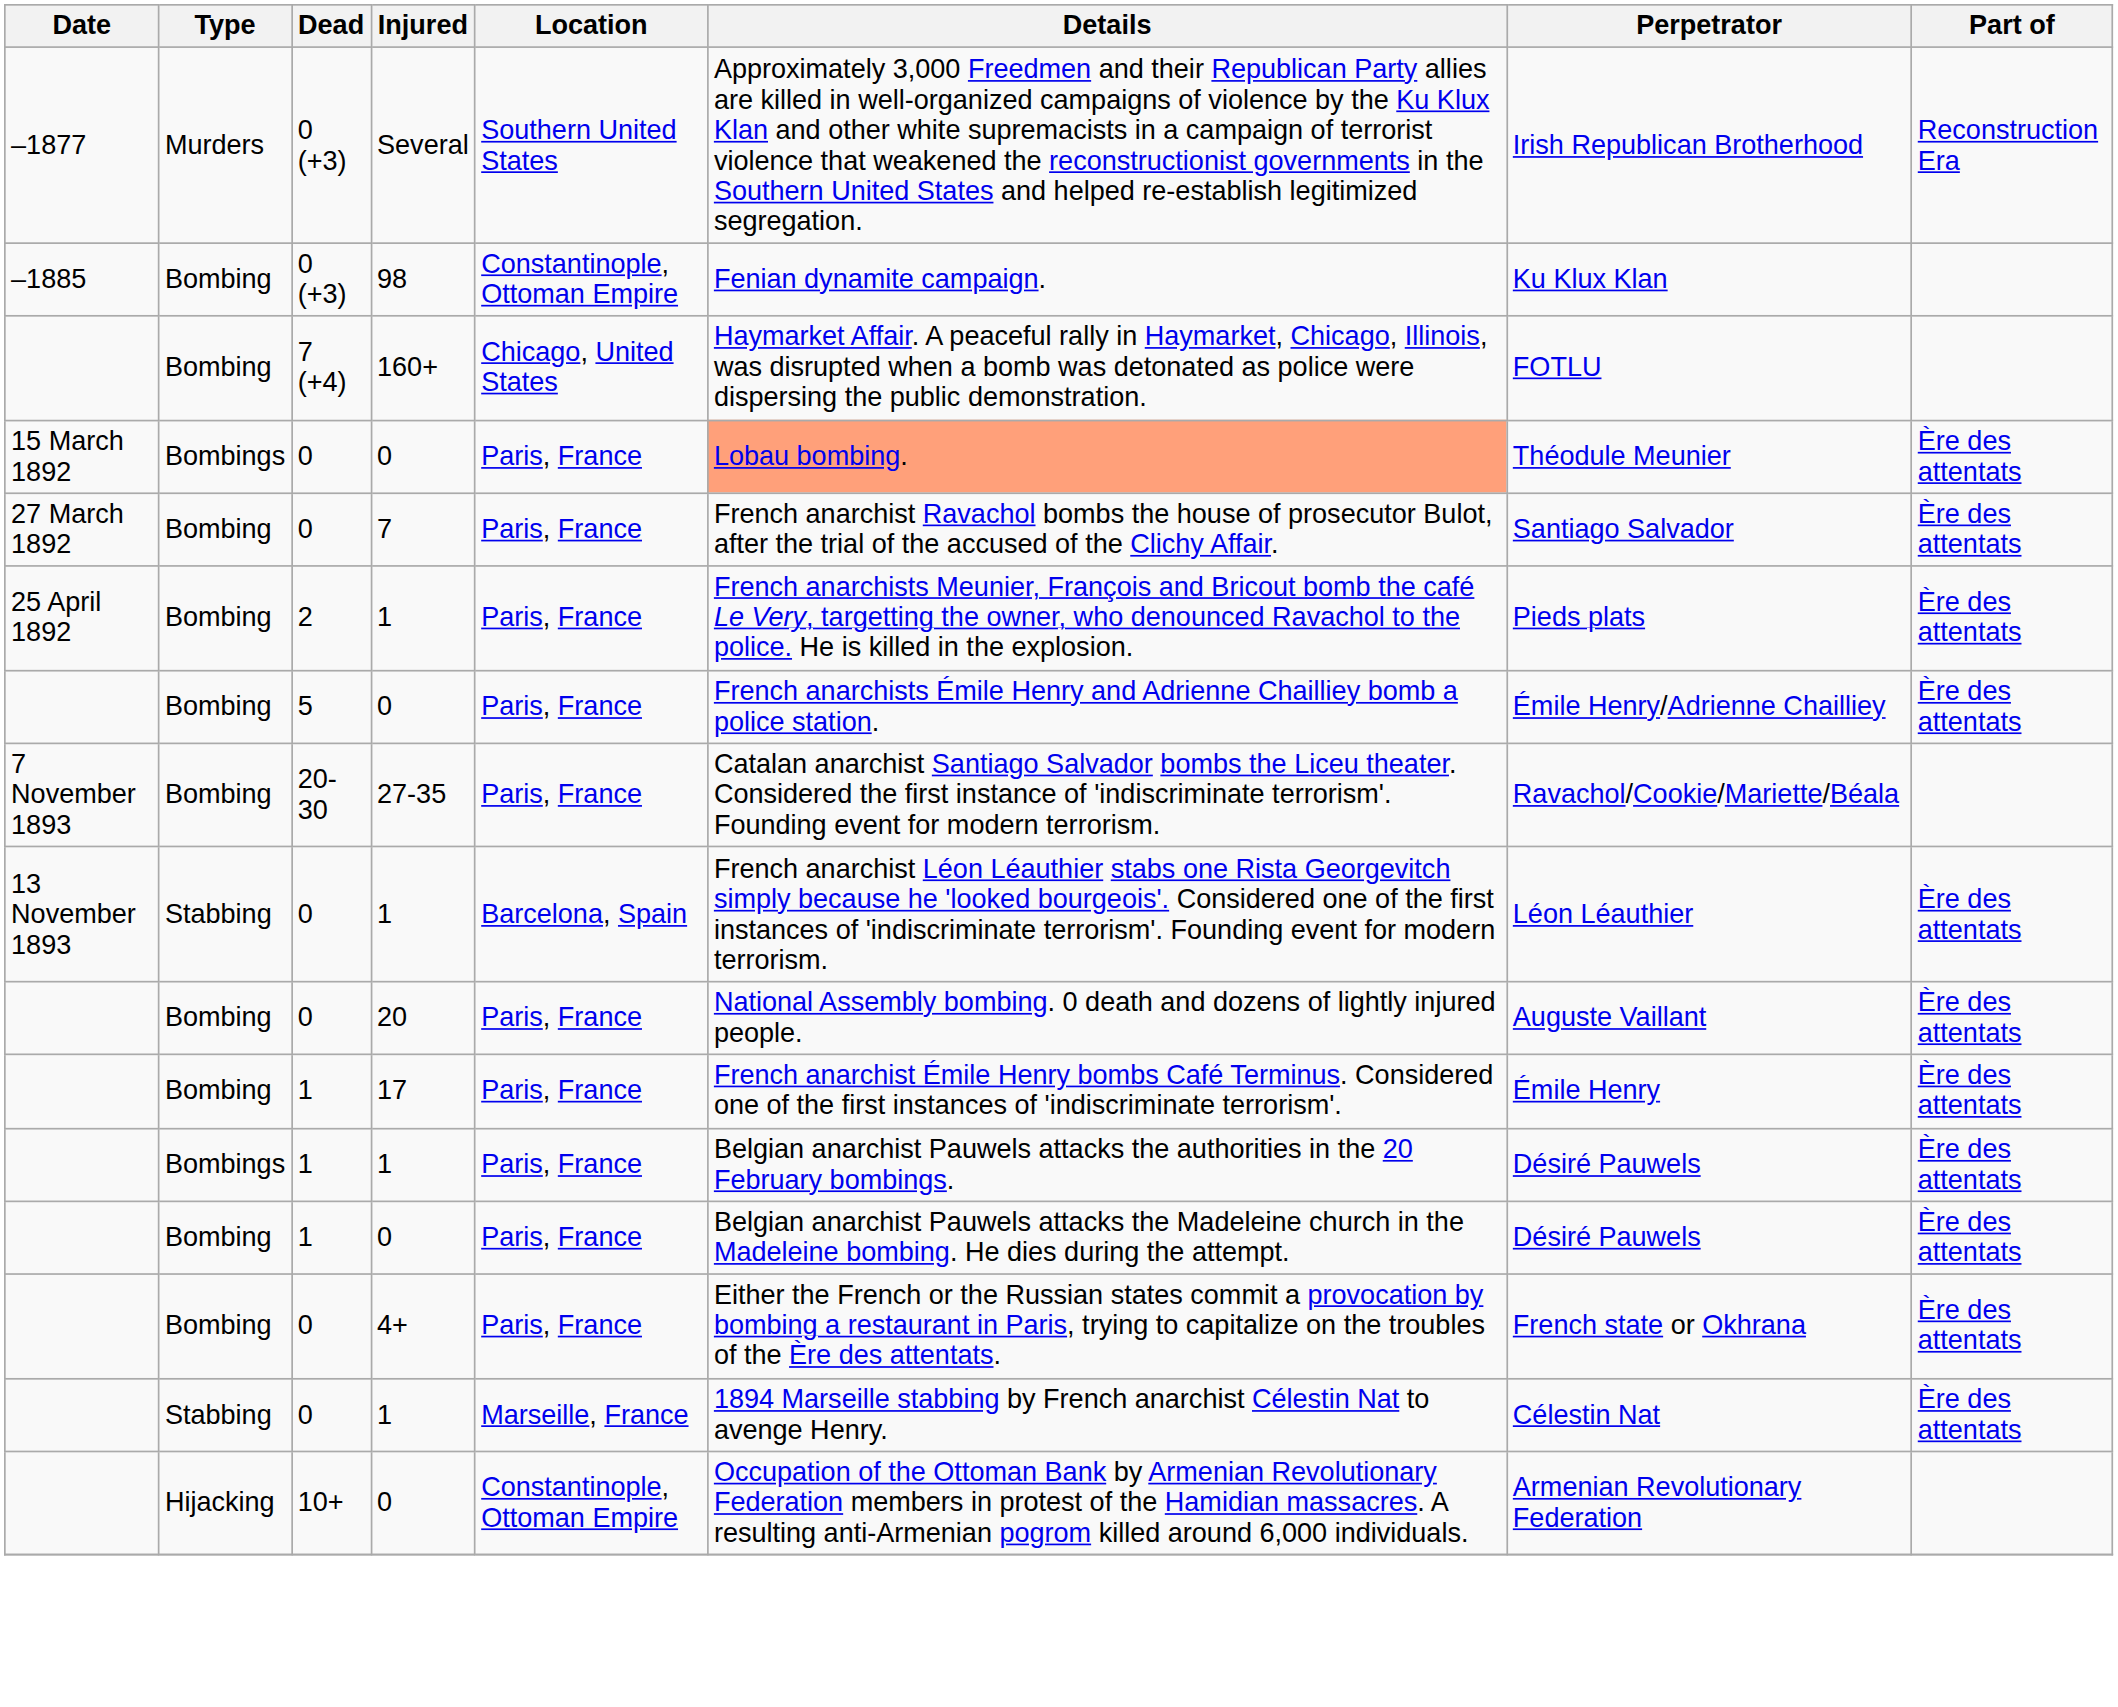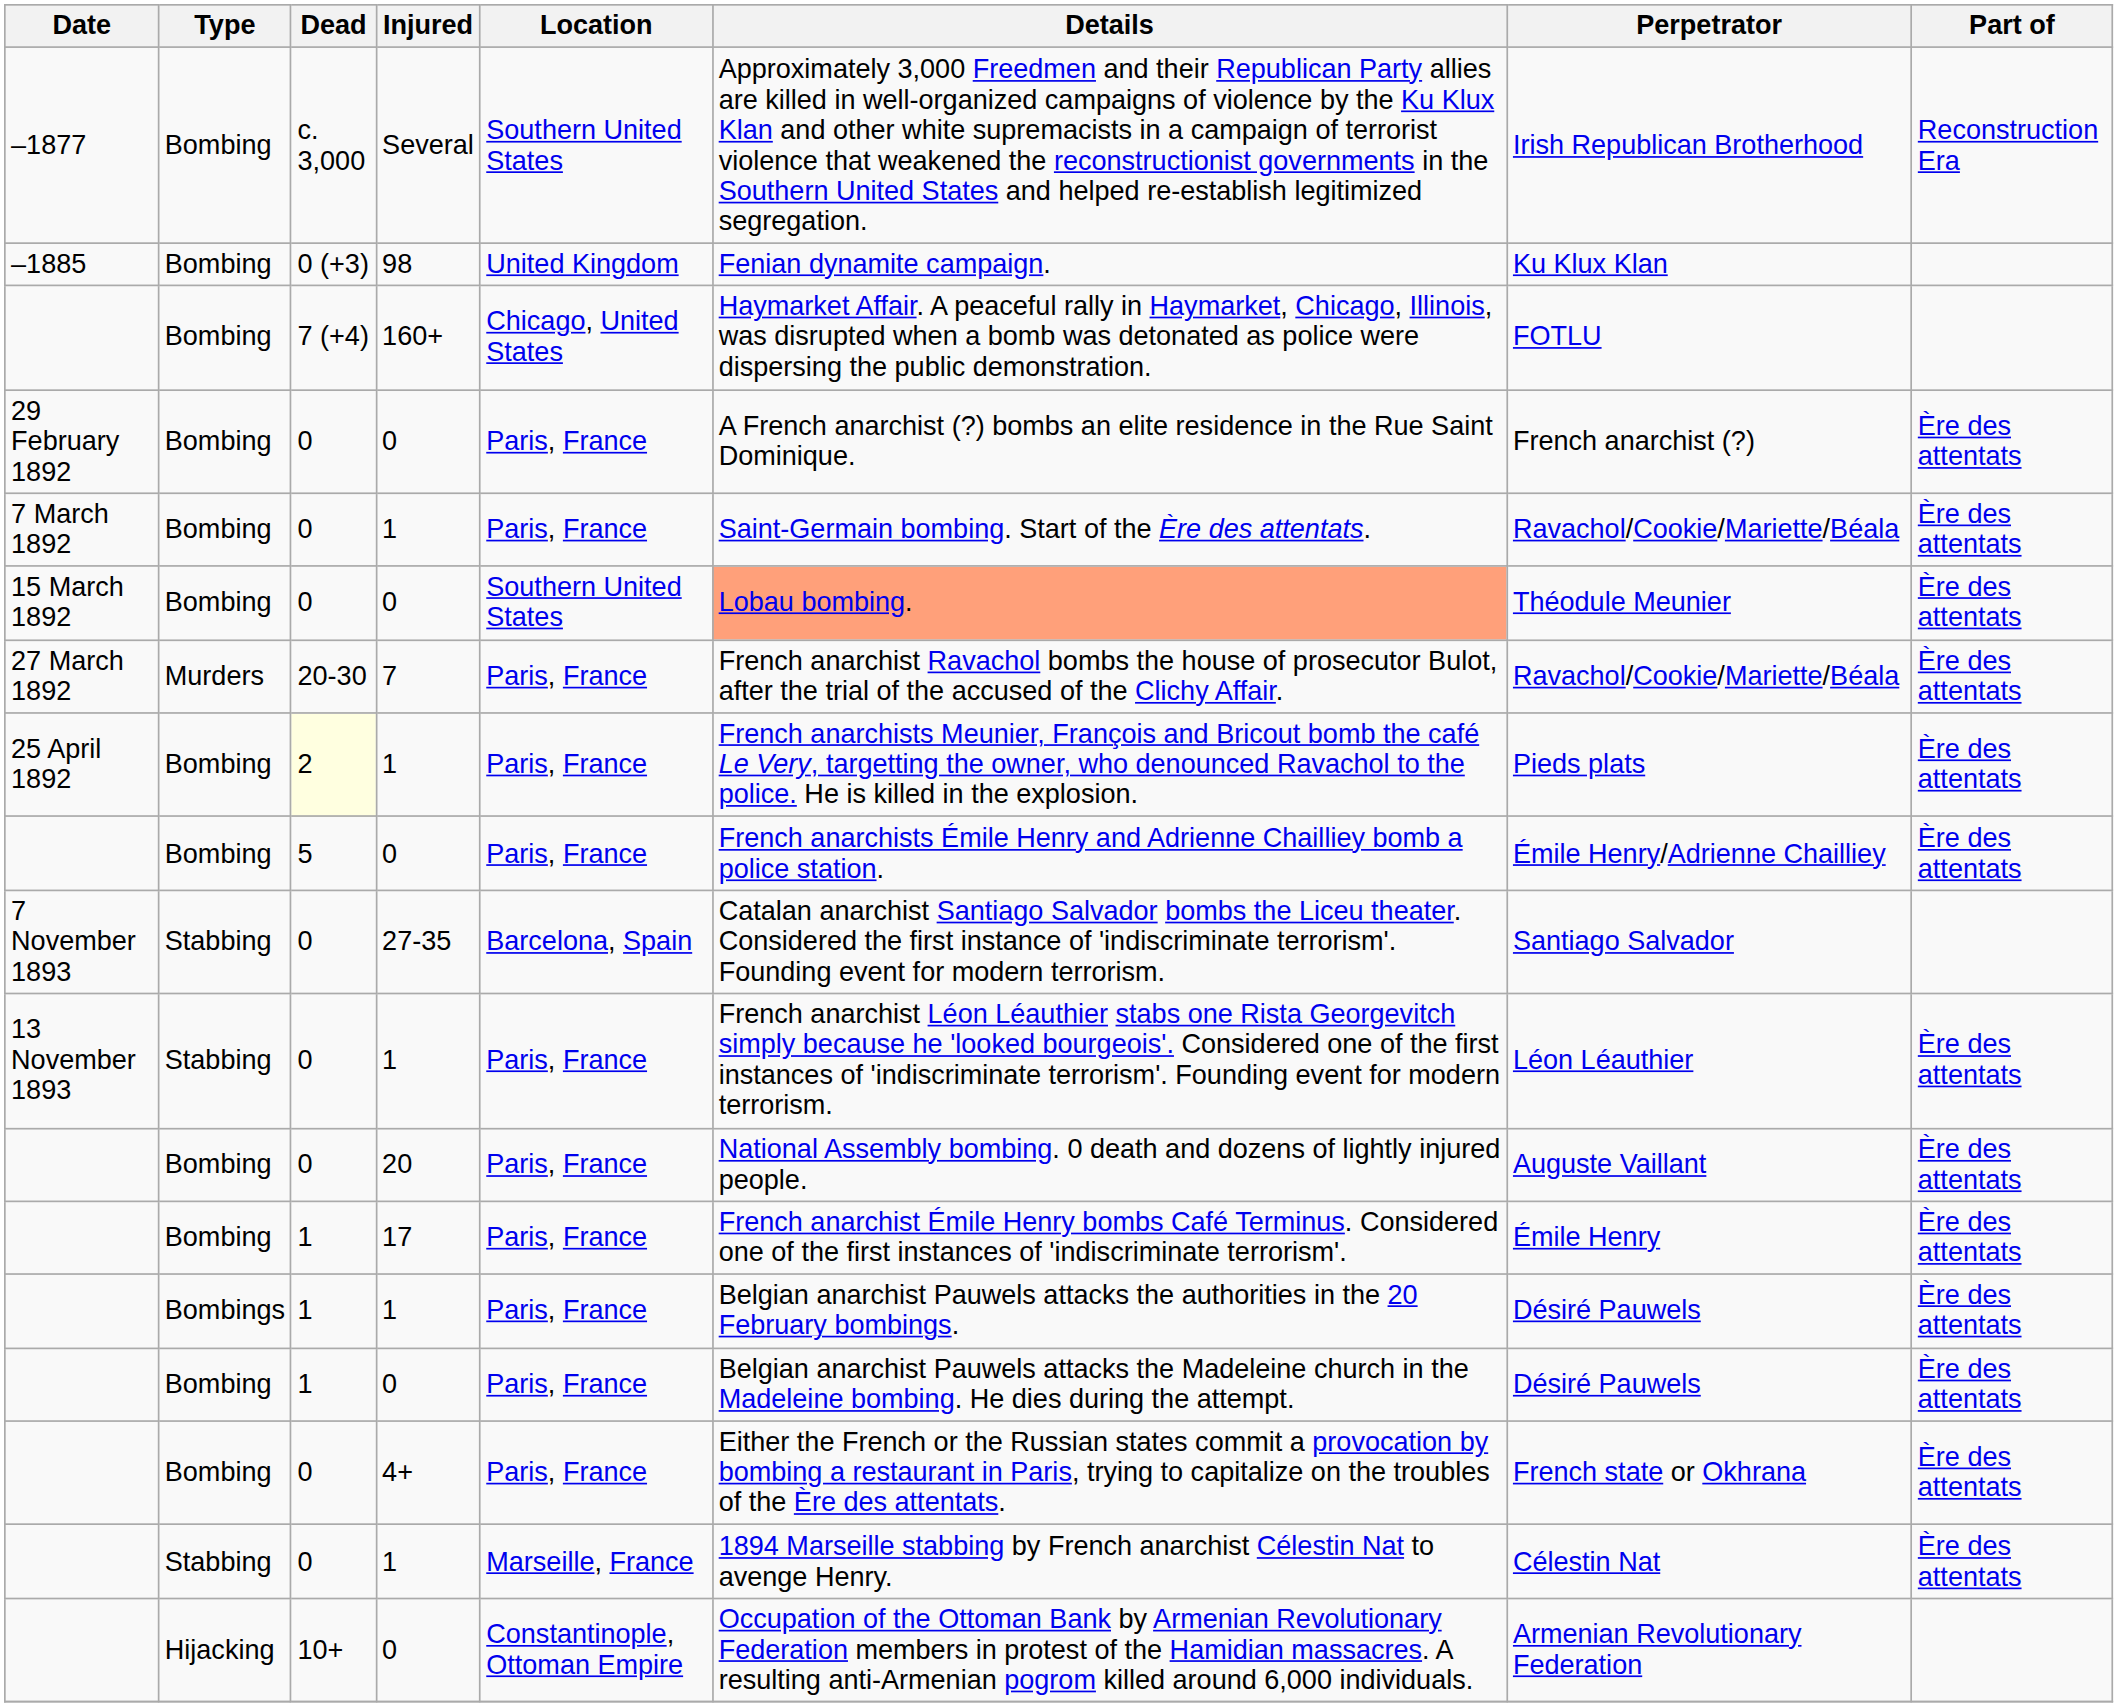(215, 144) Murders -> (218, 144) Bombing
(322, 144) 0 (+3) -> (331, 144) c. 3,000
(580, 279) Constantinople, Ottoman Empire -> (582, 263) United Kingdom
+ row: (65, 440)
+ row: (60, 529)
(225, 456) Bombings -> (218, 602) Bombing
(562, 456) Paris, France -> (584, 602) Southern United States
(218, 529) Bombing -> (214, 675) Murders
(305, 529) 0 -> (332, 675) 20-30
(1623, 529) Santiago Salvador -> (1706, 675) Ravachol/Cookie/Mariette/Béala
(305, 617) no background -> (305, 764) lightyellow background
(218, 794) Bombing -> (218, 941) Stabbing
(317, 794) 20-30 -> (305, 941) 0
(562, 794) Paris, France -> (589, 941) Barcelona, Spain
(1706, 794) Ravachol/Cookie/Mariette/Béala -> (1623, 941) Santiago Salvador
(584, 913) Barcelona, Spain -> (567, 1060) Paris, France
